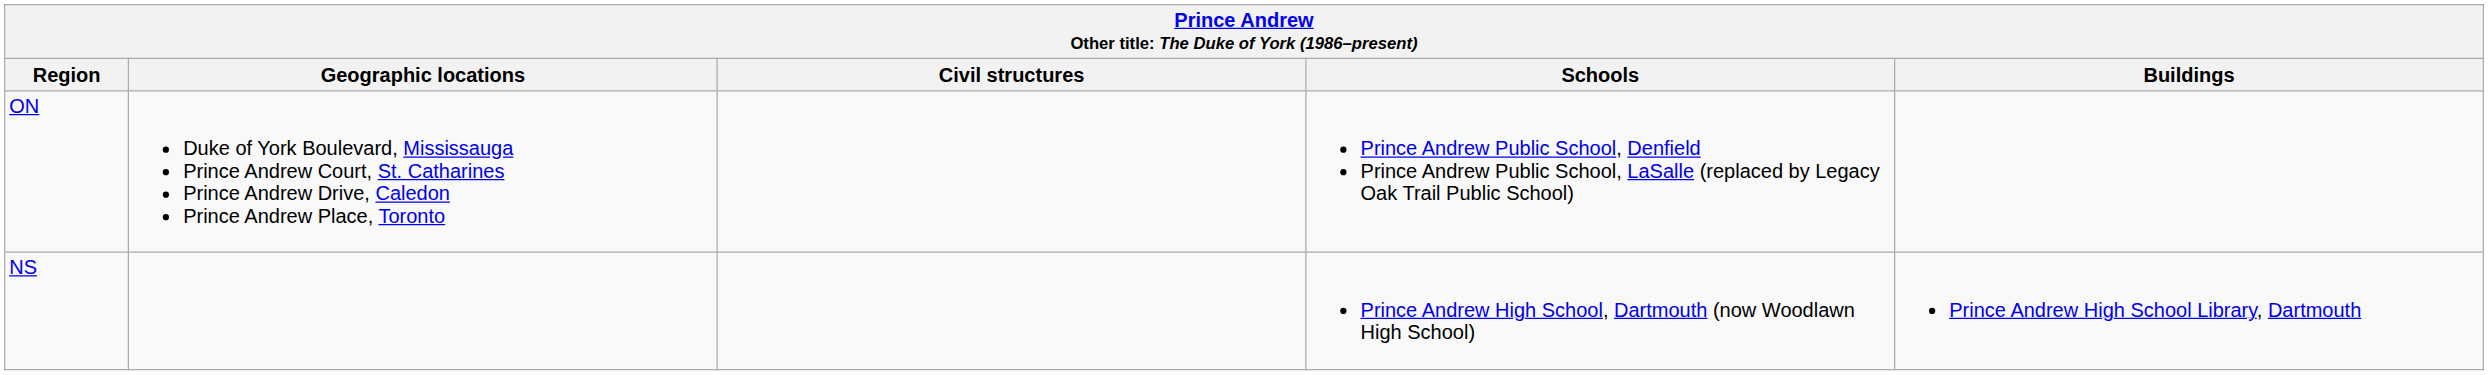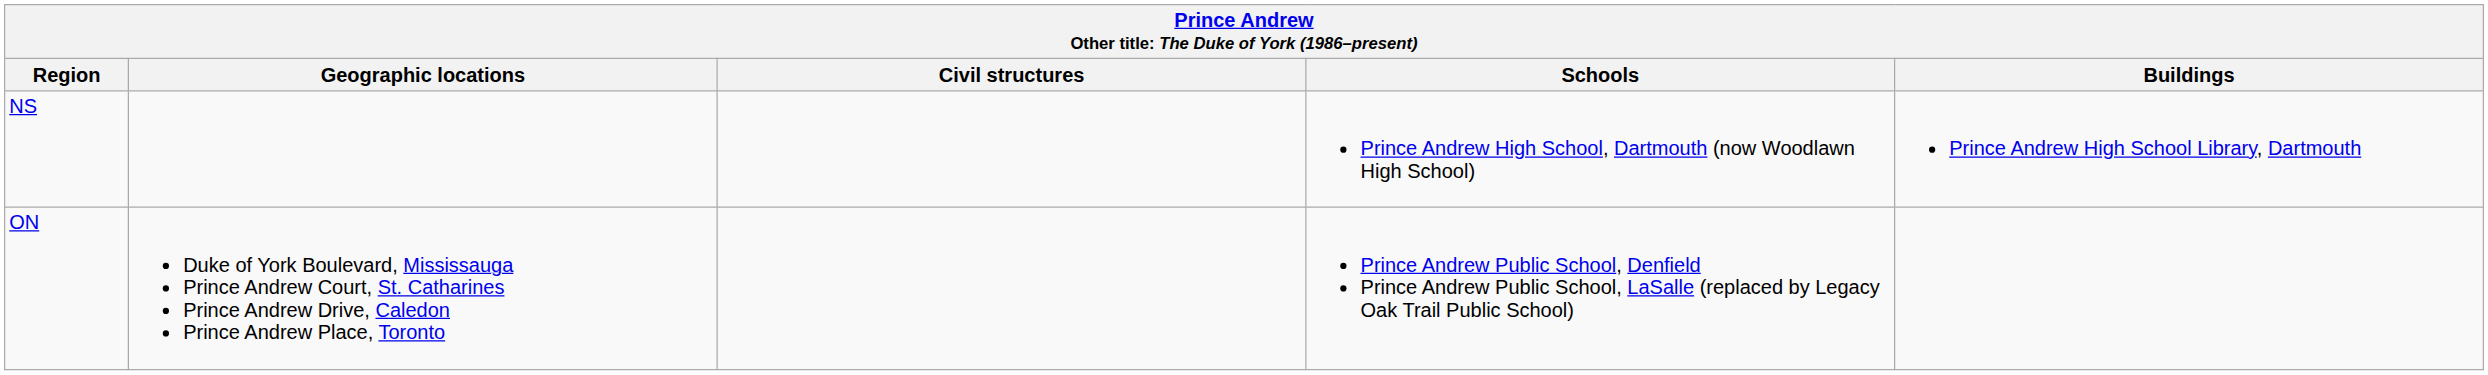rows swapped: (23, 268) <-> (24, 106)
